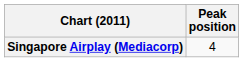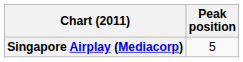(212, 47) 4 -> (212, 47) 5
